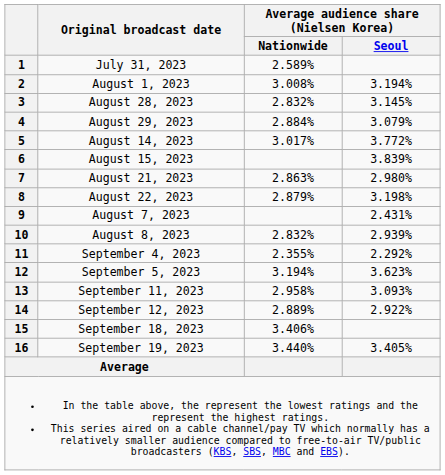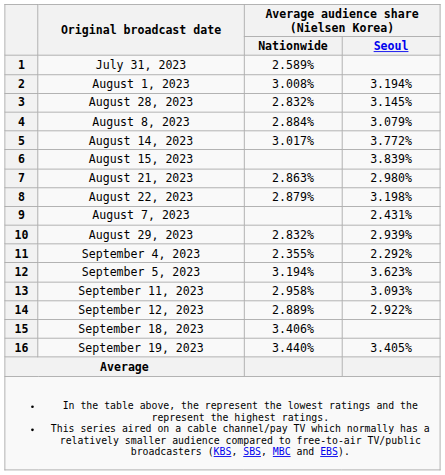(141, 122) August 29, 2023 -> (141, 122) August 8, 2023
(141, 235) August 8, 2023 -> (141, 235) August 29, 2023
